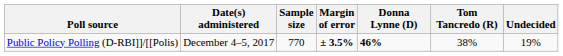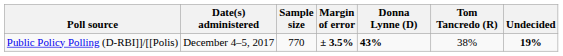(371, 42) 46% -> (371, 42) 43%
(531, 42) normal -> (531, 42) bold
